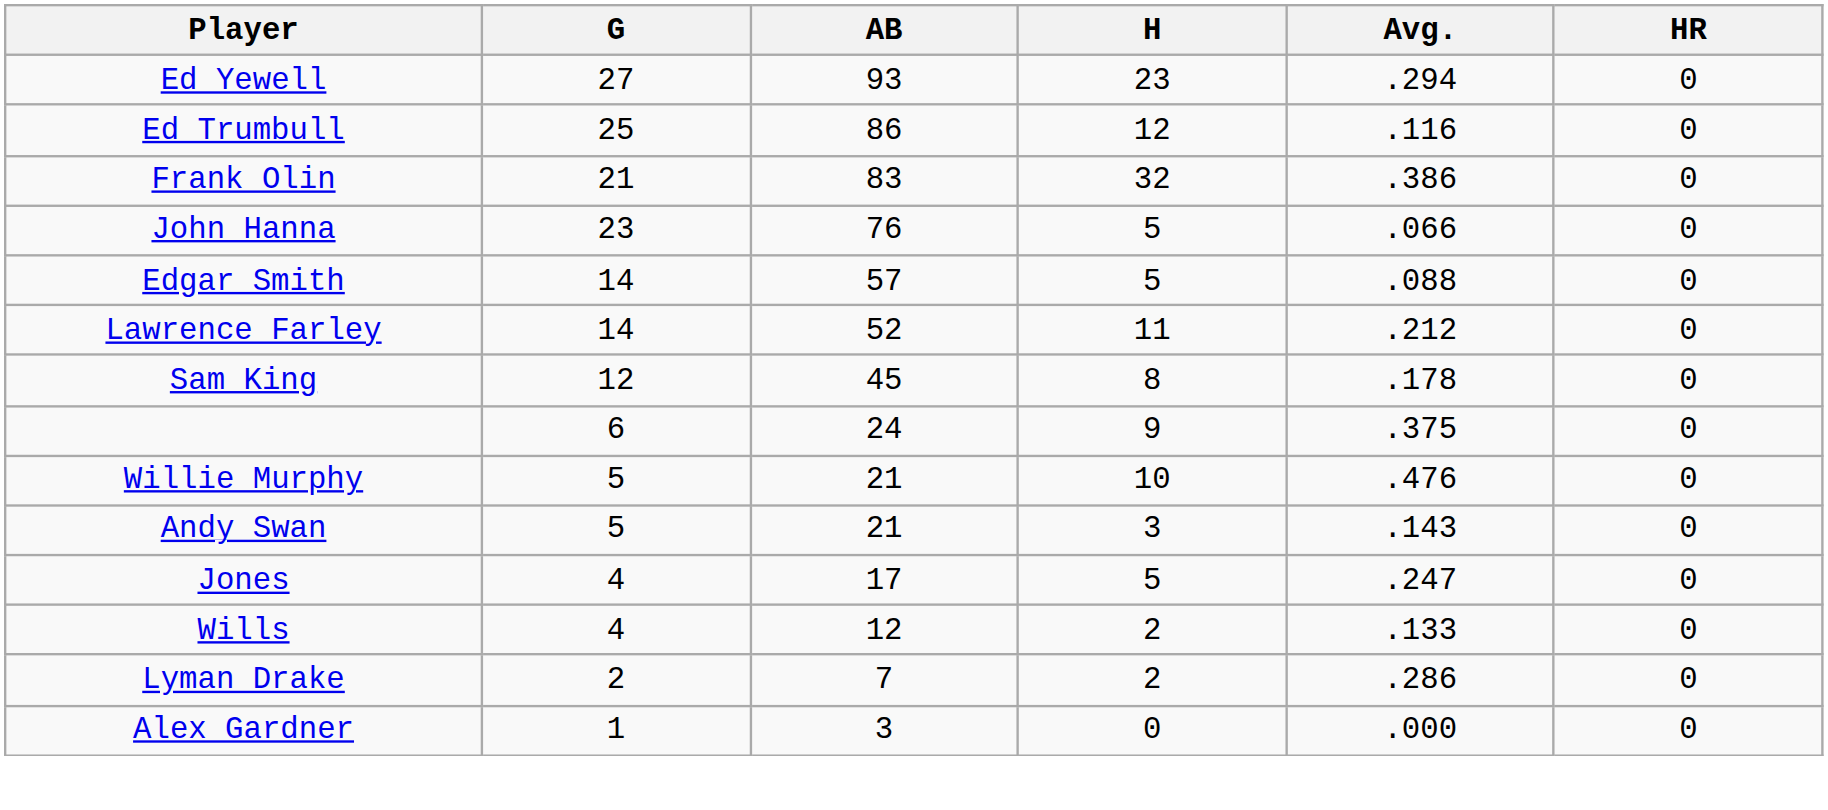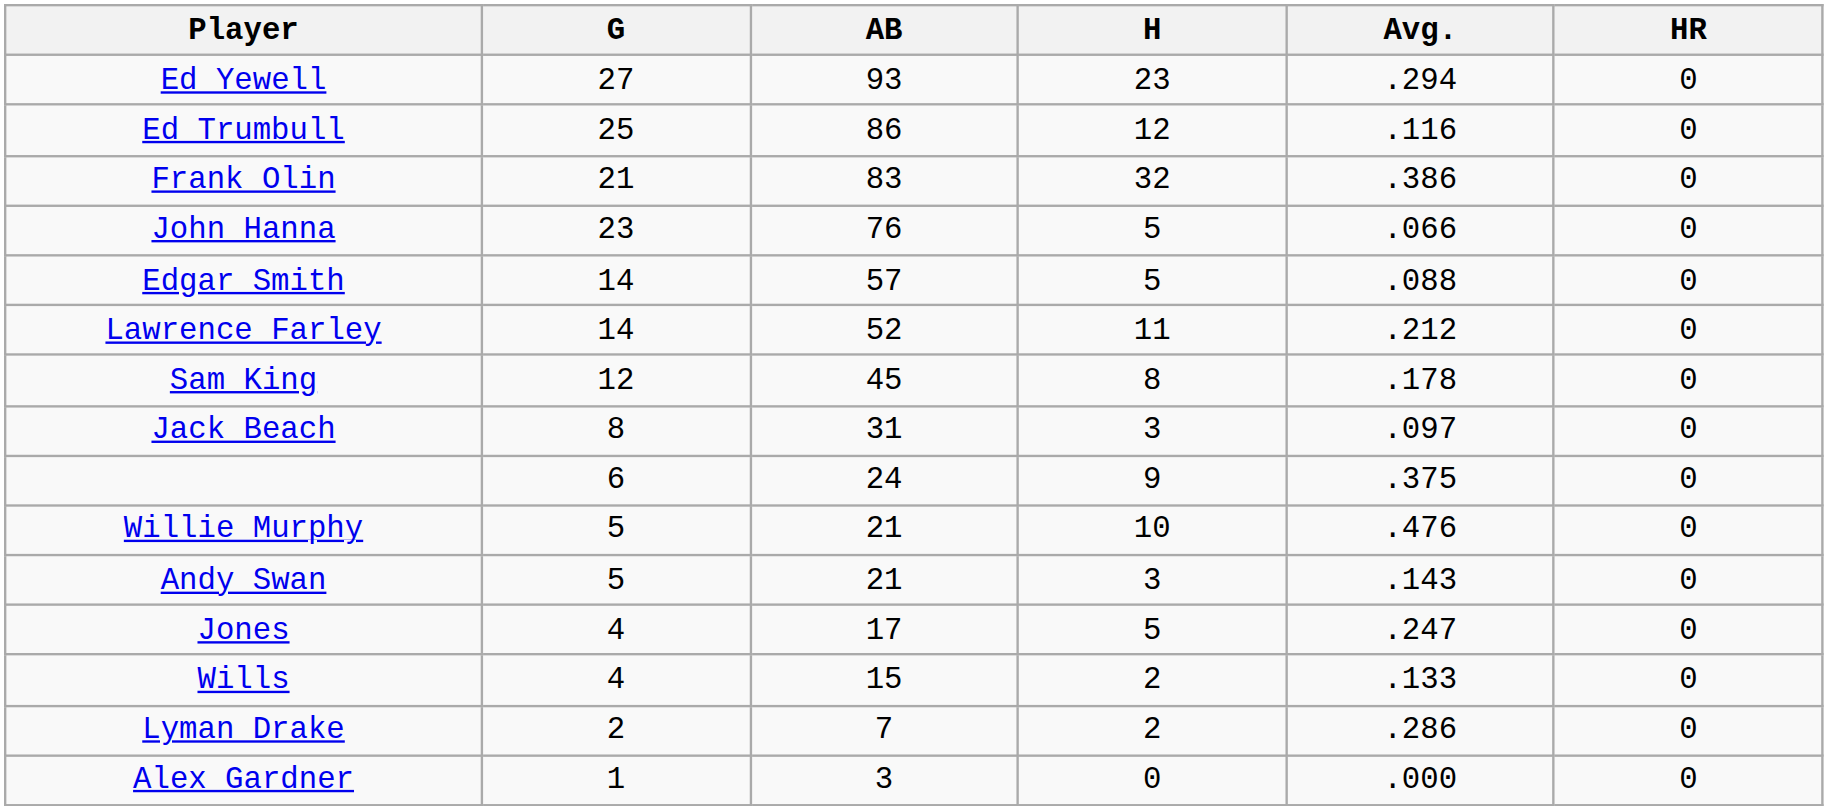+ row: (244, 430)
(884, 630) 12 -> (884, 680) 15
